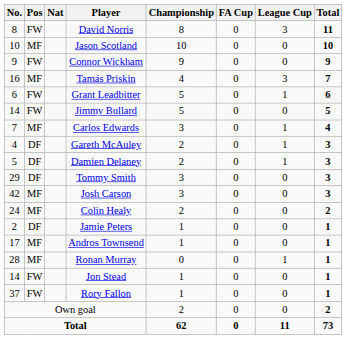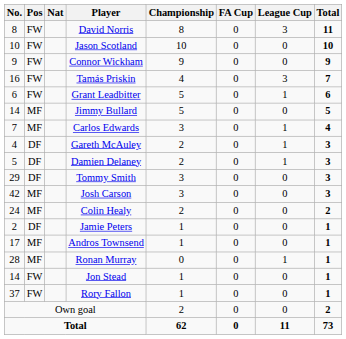(35, 45) MF -> (35, 45) FW
(35, 78) MF -> (35, 78) FW
(35, 111) FW -> (35, 111) MF
